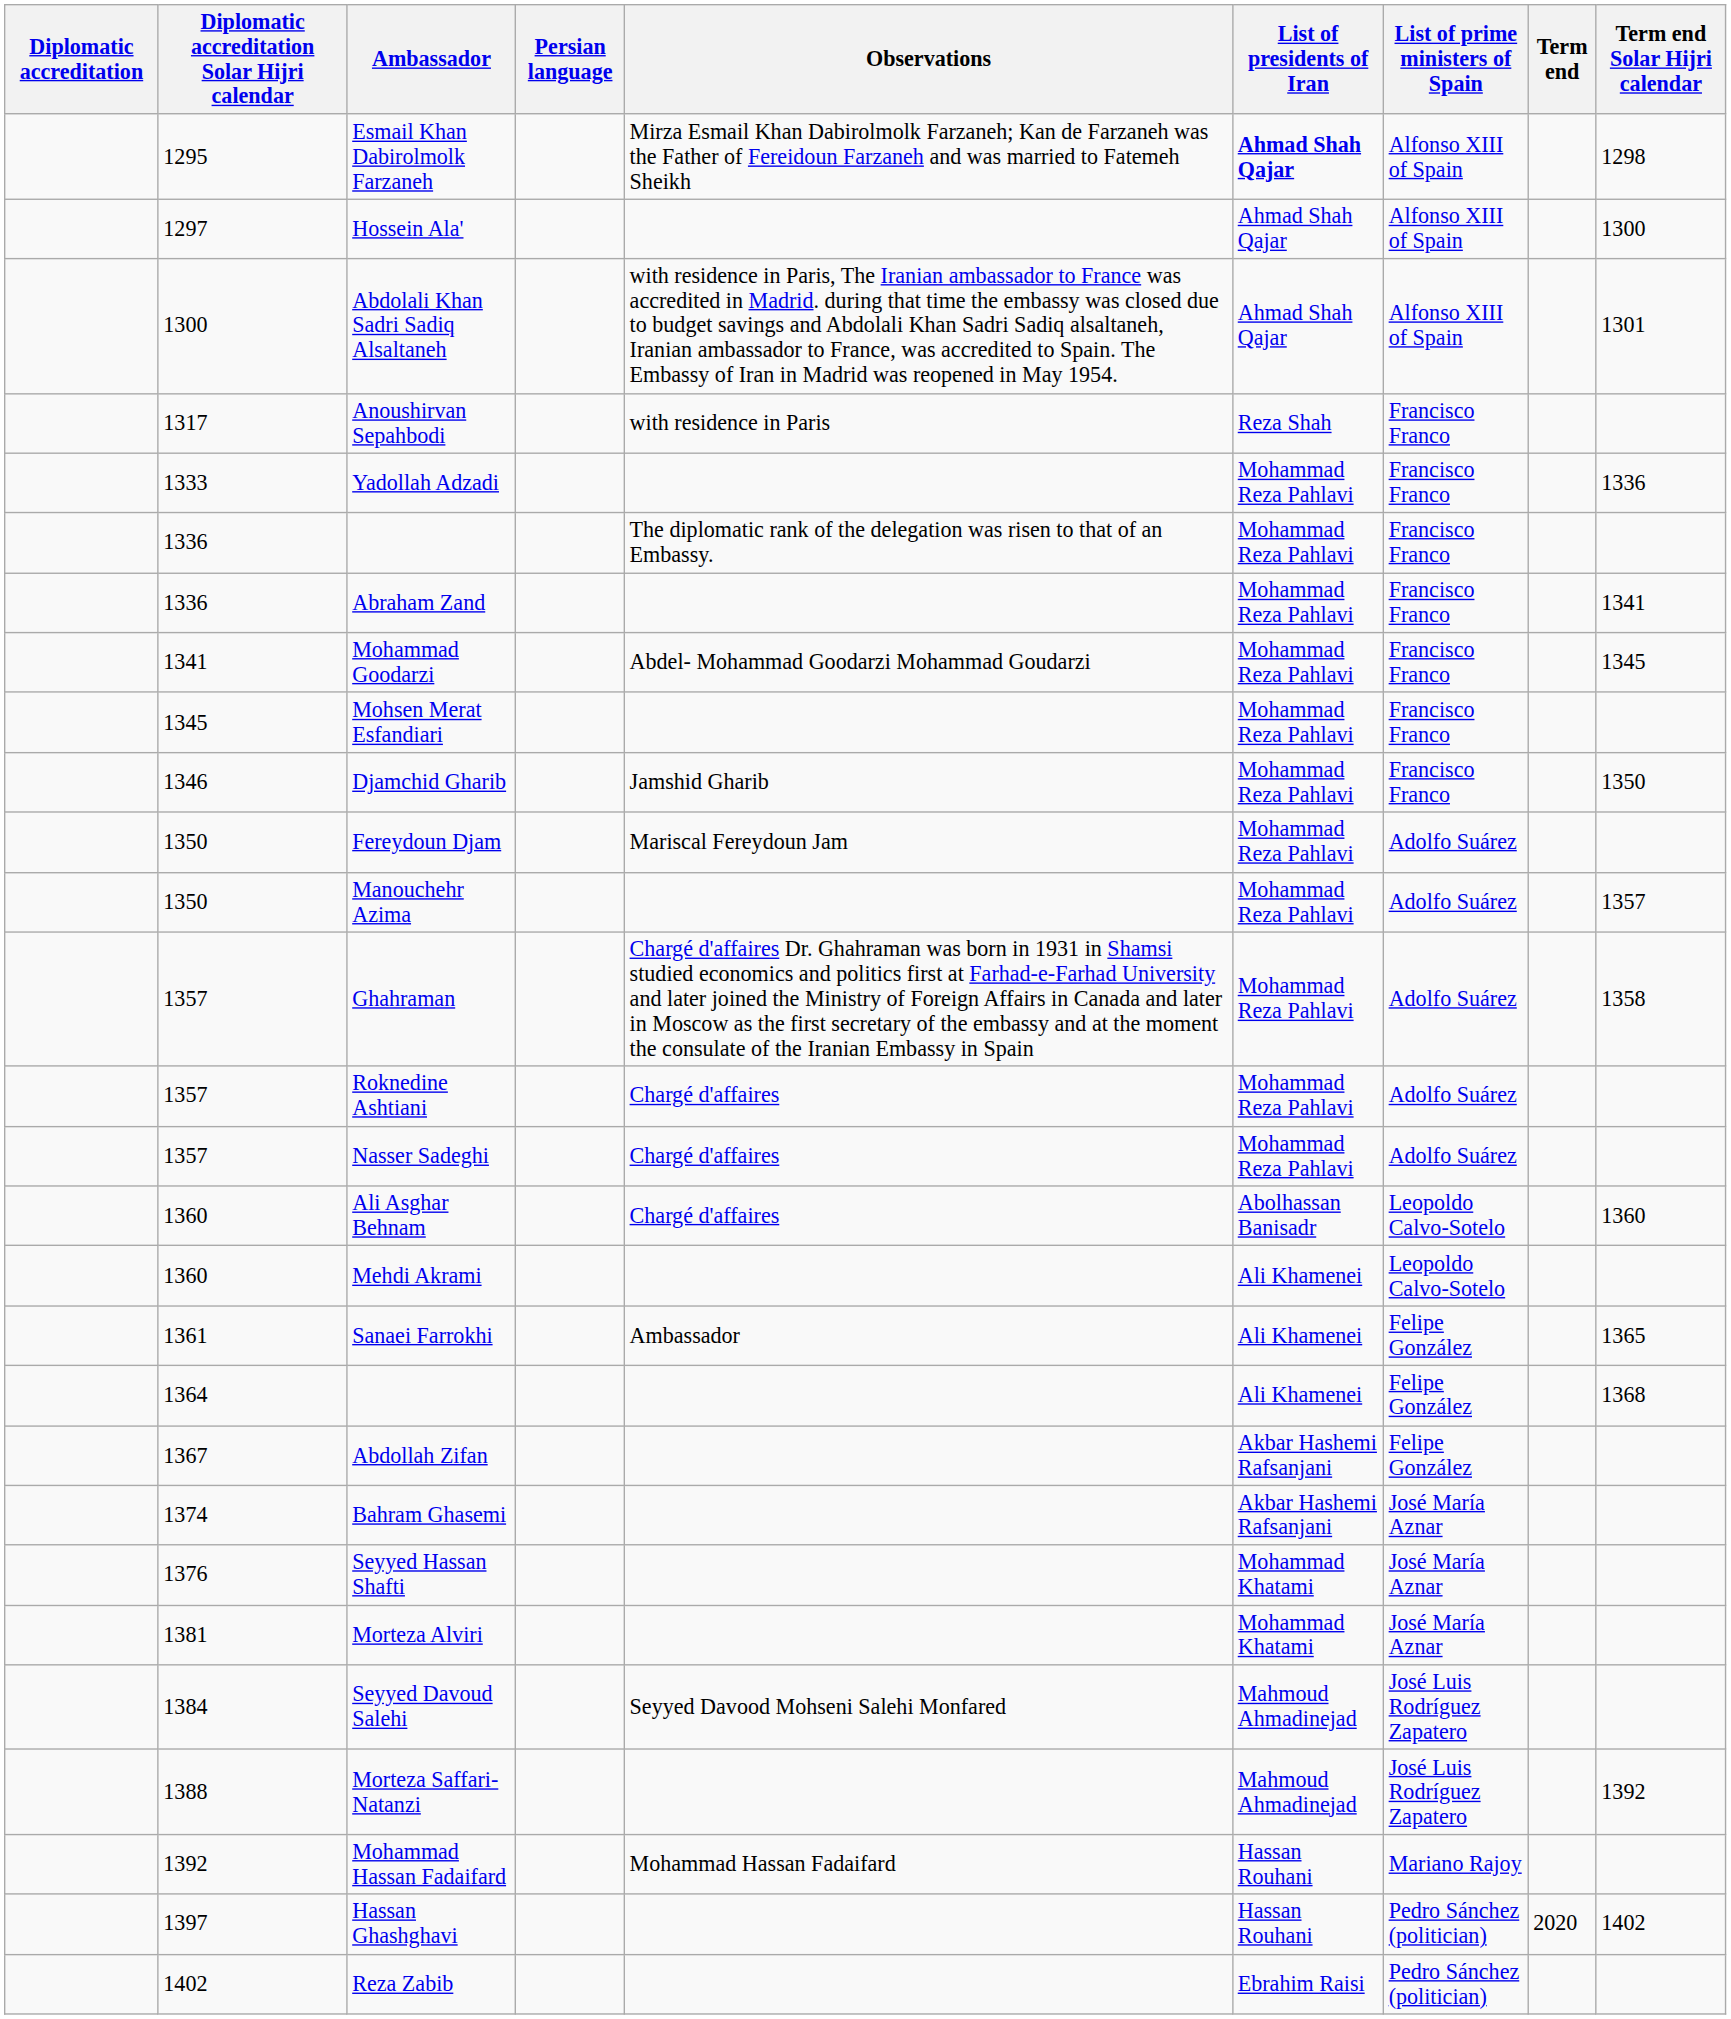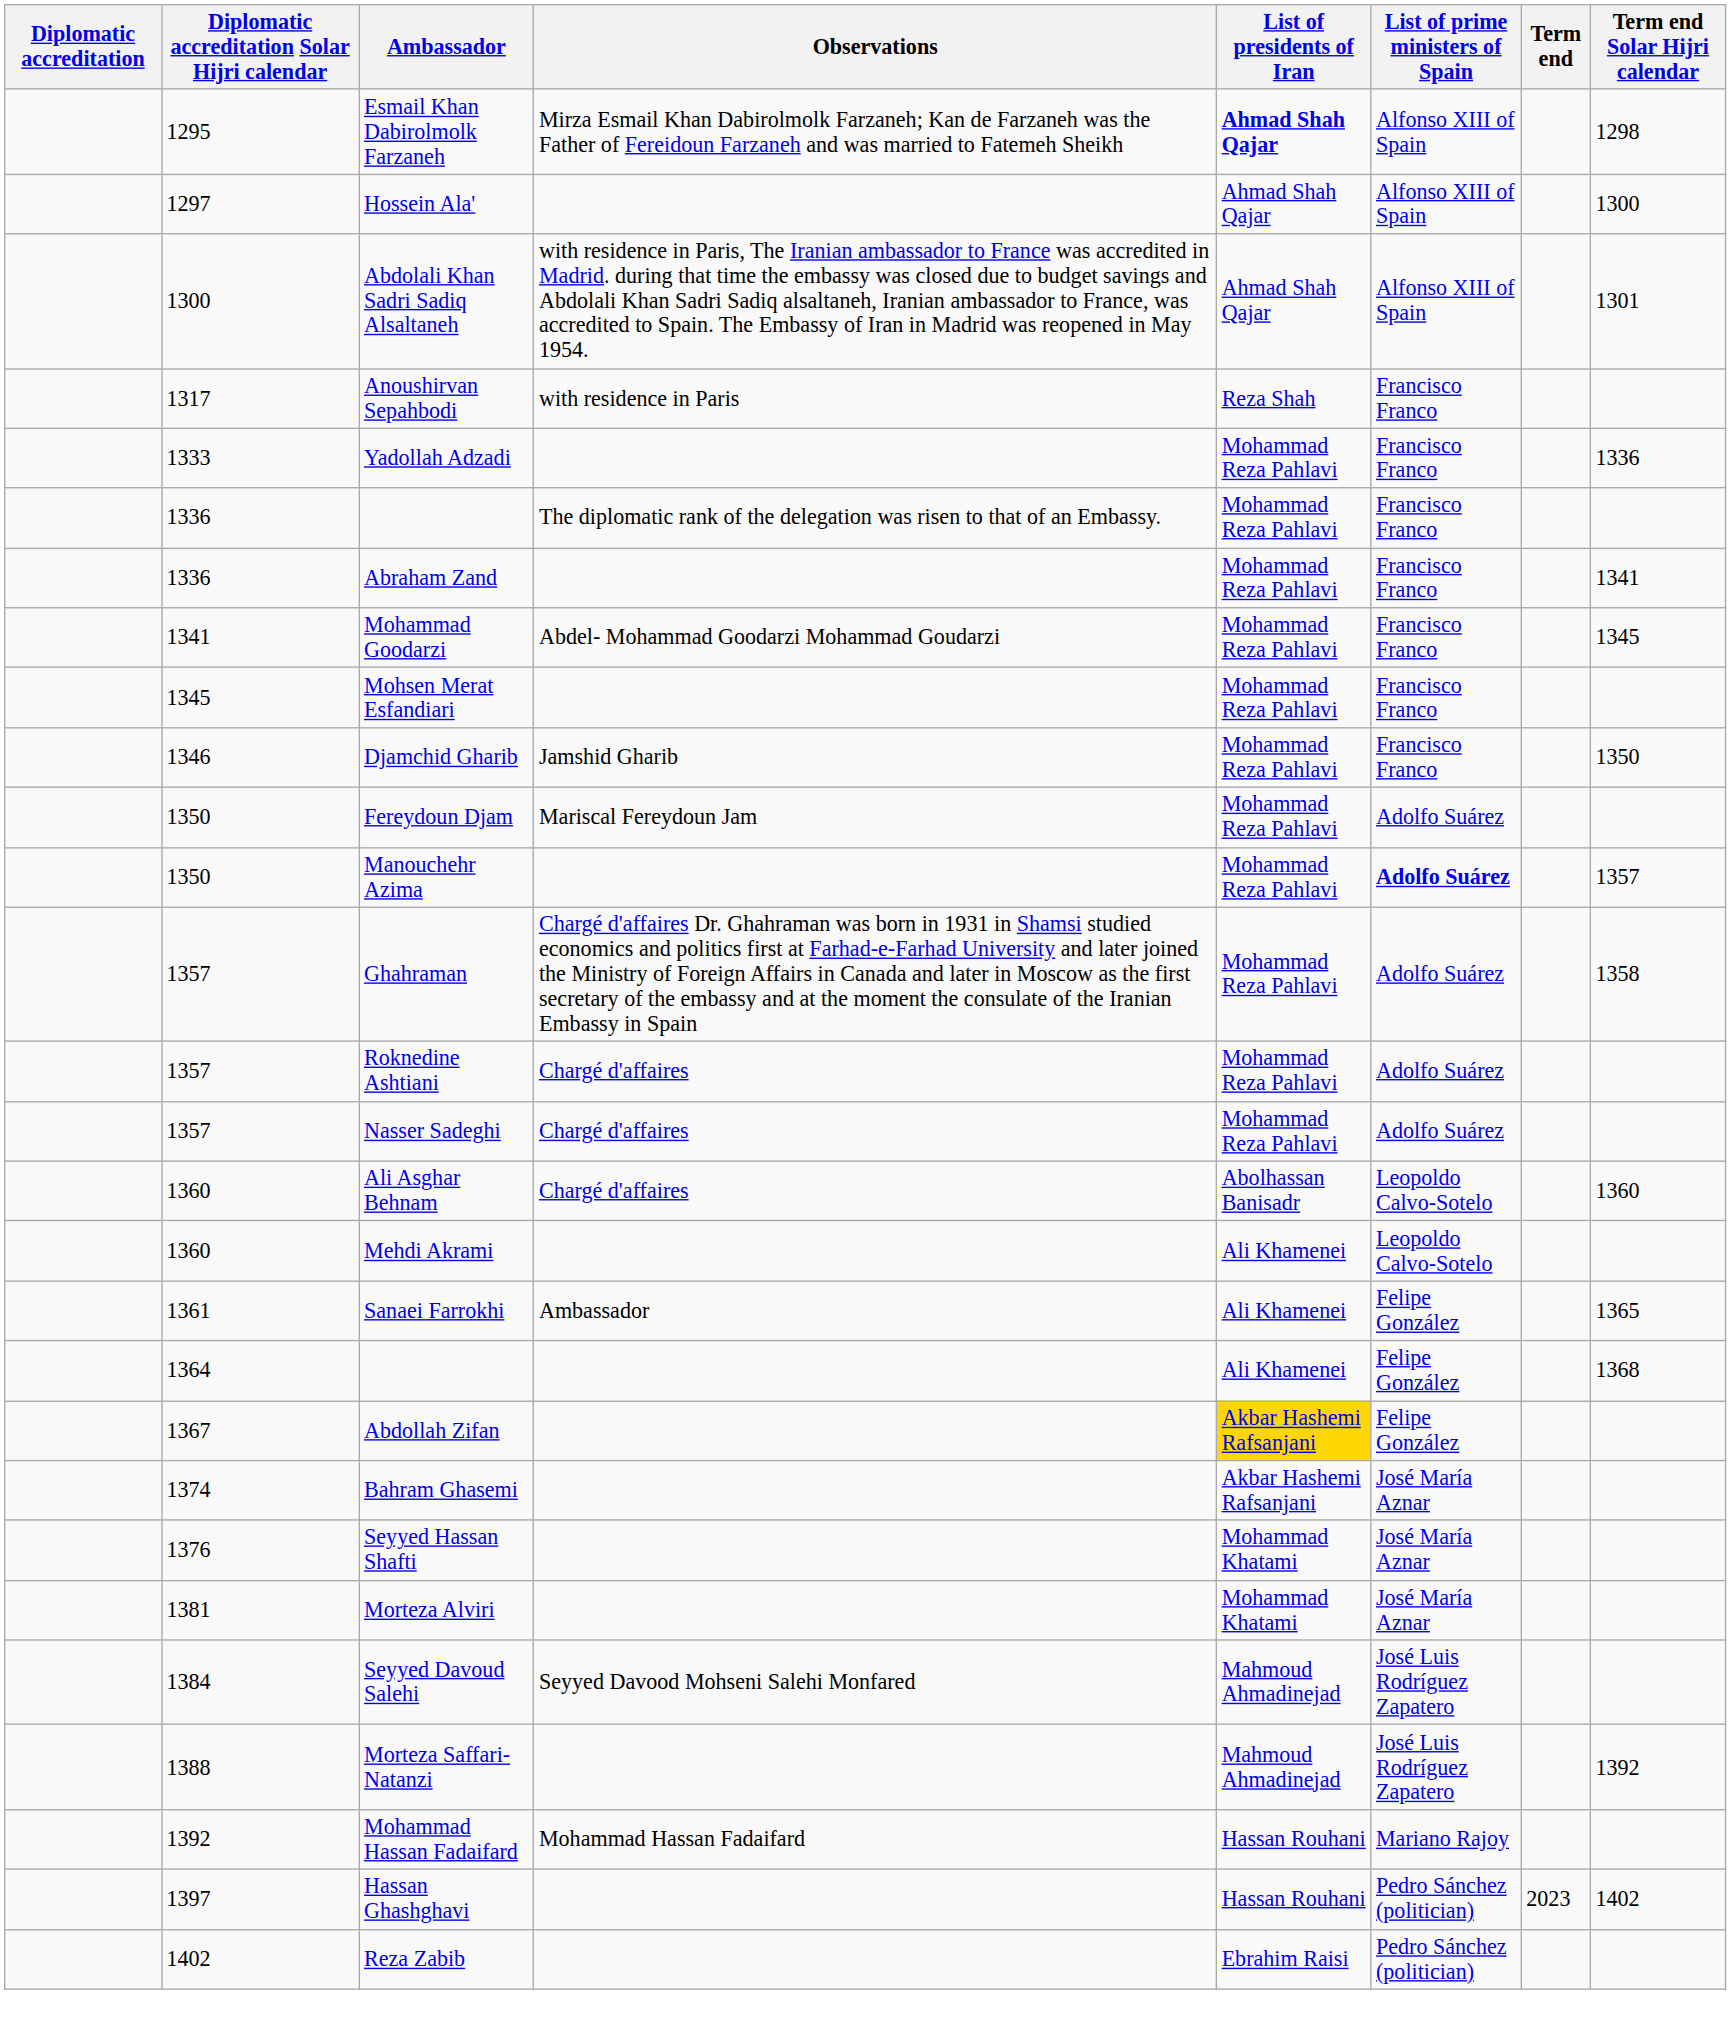- column: (570, 59)
(1453, 901) normal -> (1443, 876) bold
(1307, 1455) no background -> (1291, 1430) gold background
(1555, 1923) 2020 -> (1548, 1898) 2023
